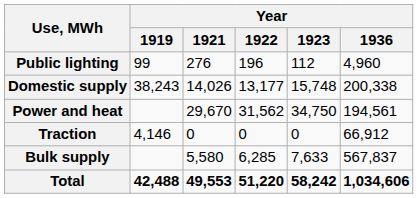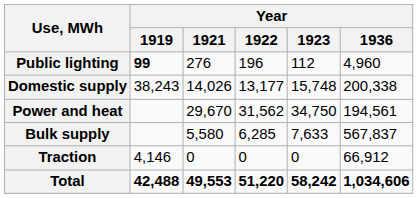(142, 63) normal -> (142, 63) bold
rows swapped: (67, 134) <-> (67, 157)
